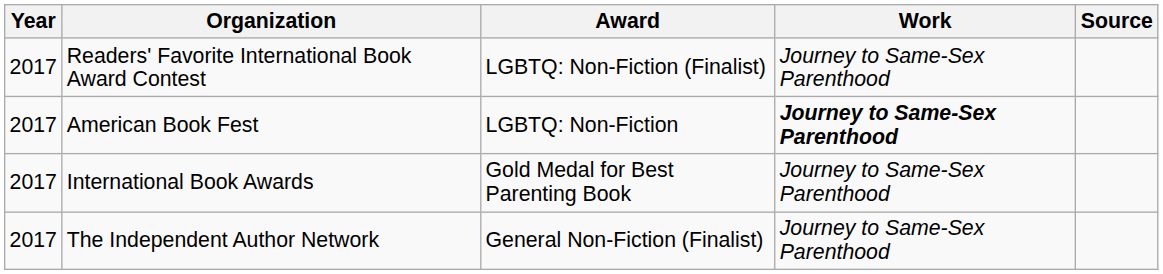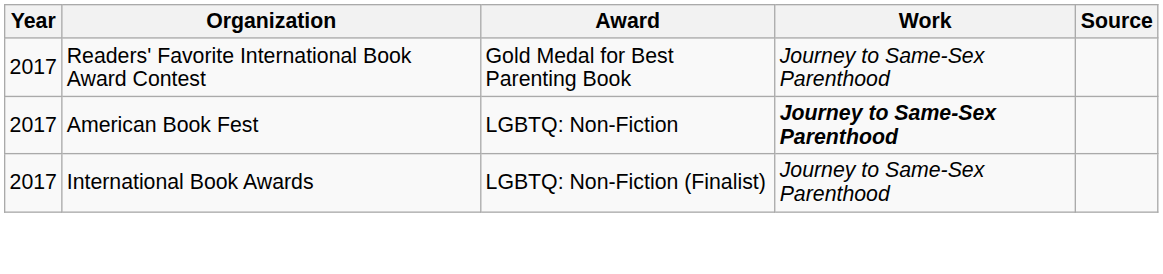(626, 67) LGBTQ: Non-Fiction (Finalist) -> (580, 67) Gold Medal for Best Parenting Book
(580, 182) Gold Medal for Best Parenting Book -> (626, 182) LGBTQ: Non-Fiction (Finalist)
- row: (223, 240)
